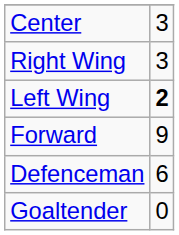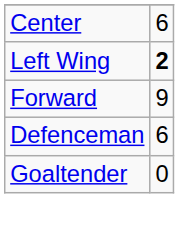(162, 23) 3 -> (162, 23) 6
- row: (68, 60)
